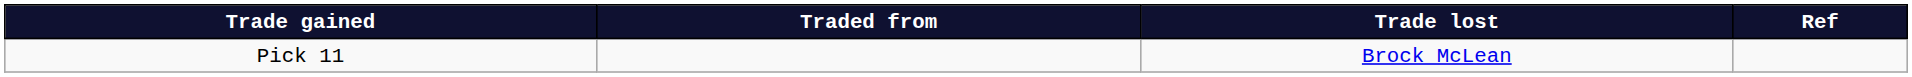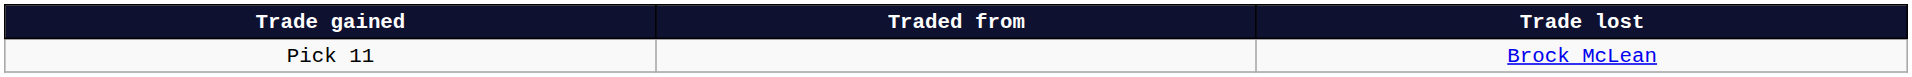- column: (1820, 22)
